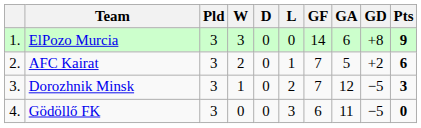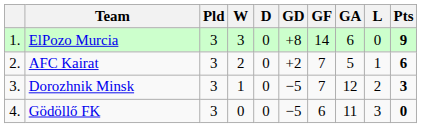columns swapped: (292, 16) <-> (376, 16)
